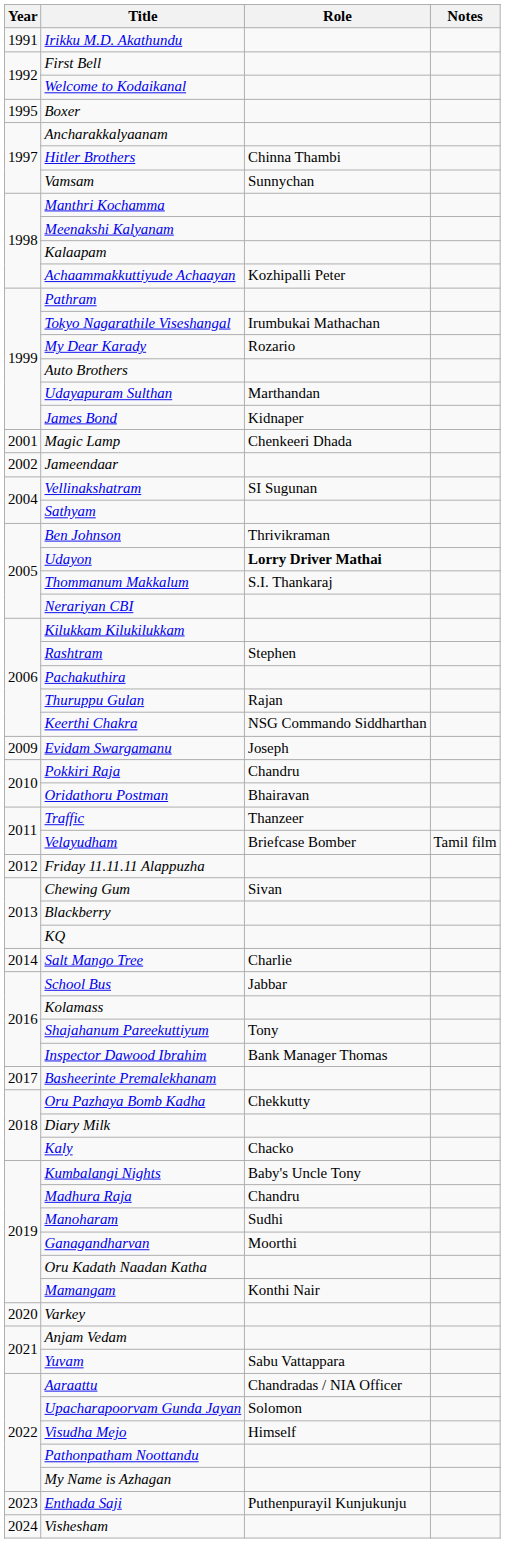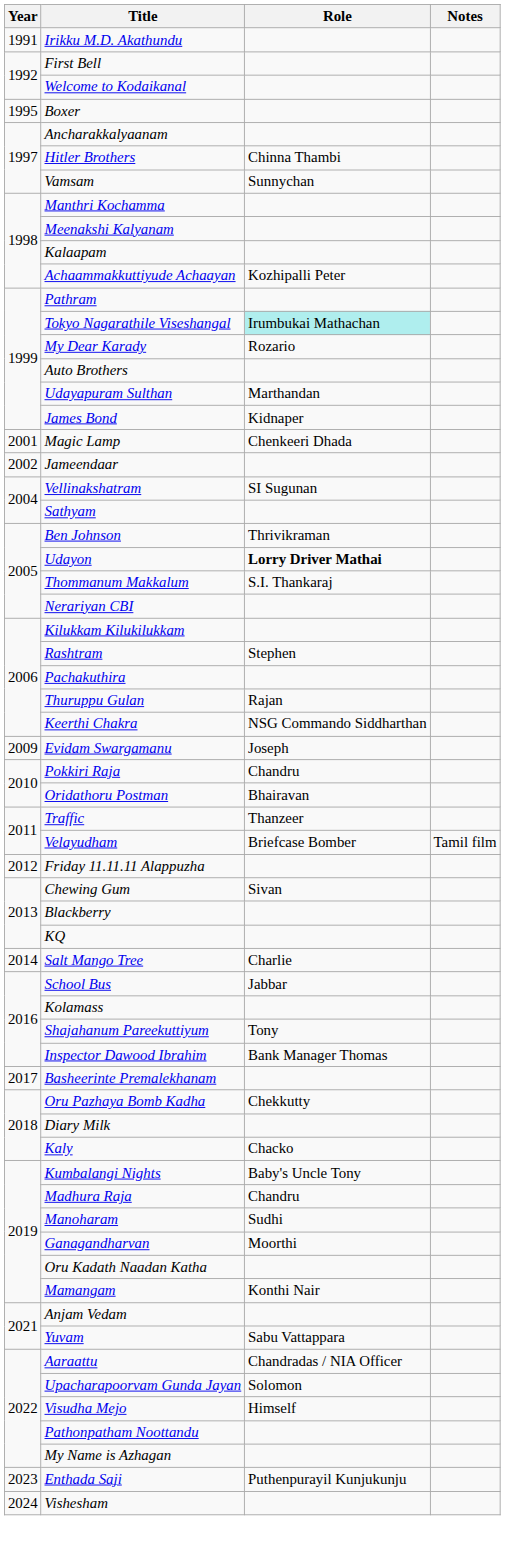(314, 323) no background -> (314, 323) paleturquoise background
- row: (65, 1314)
